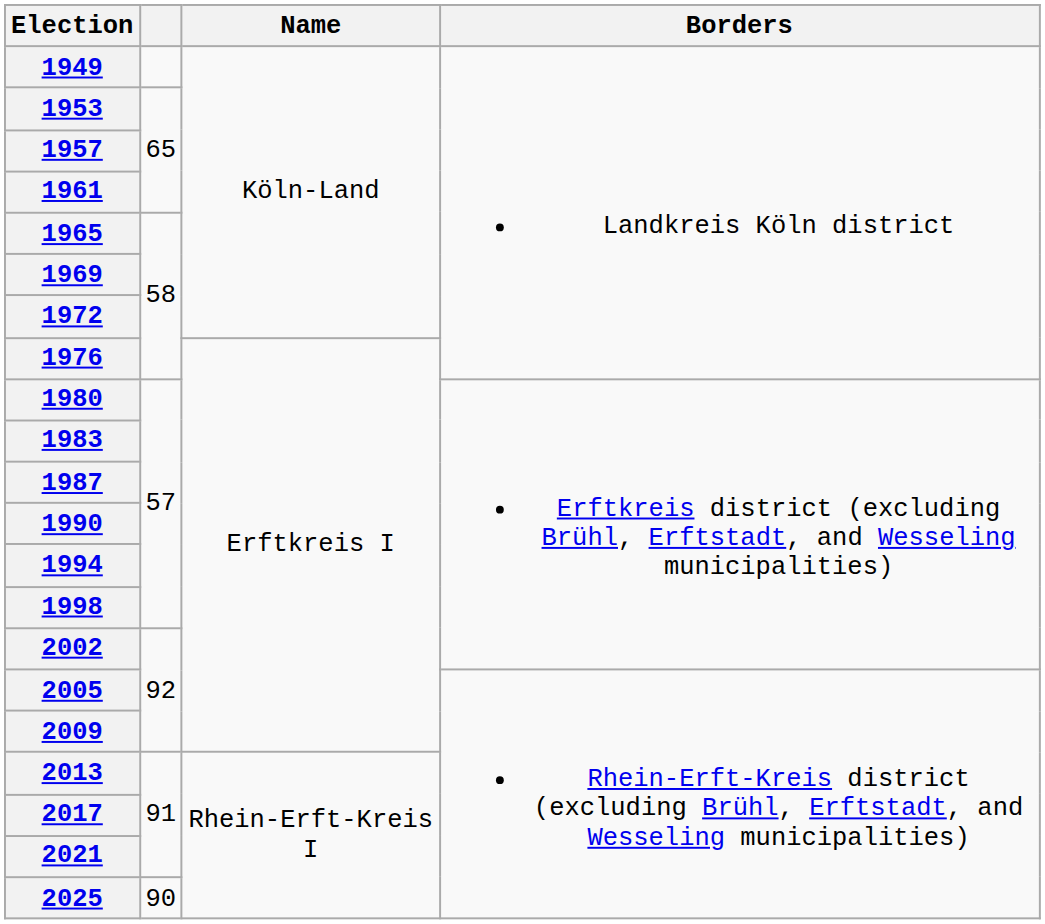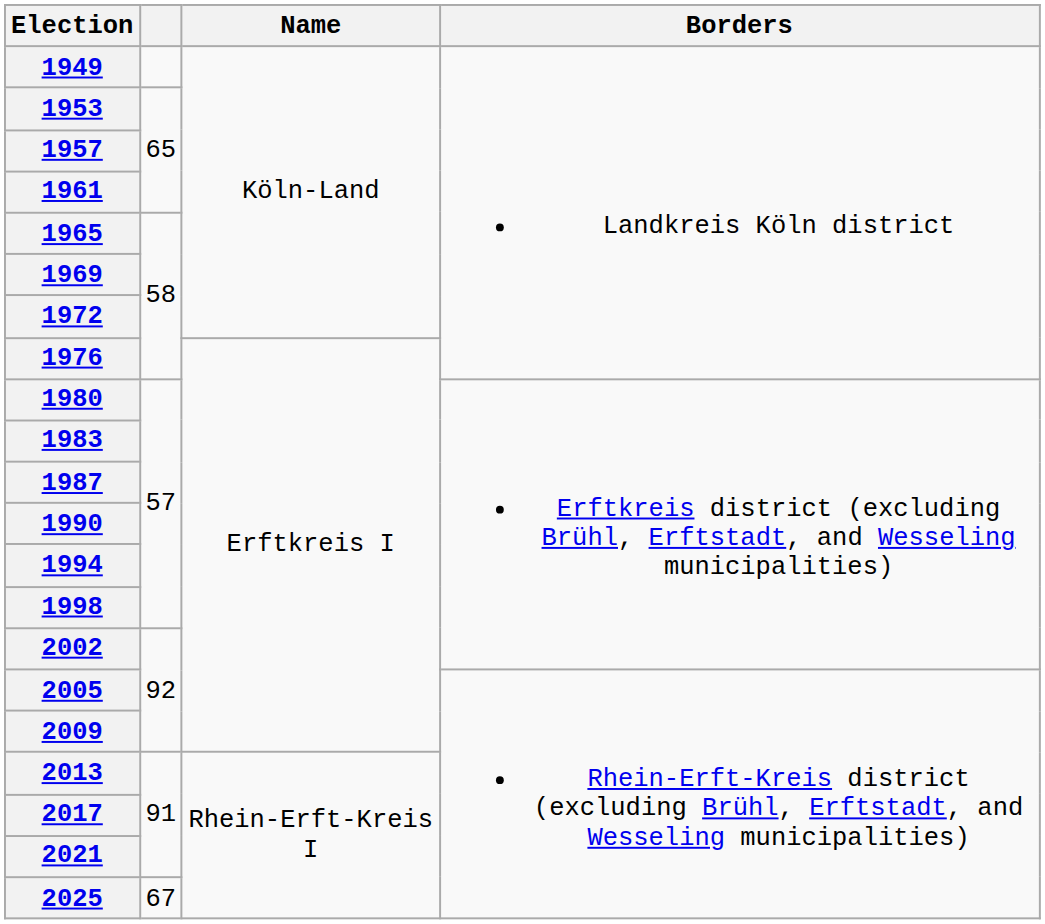(161, 898) 90 -> (161, 898) 67
